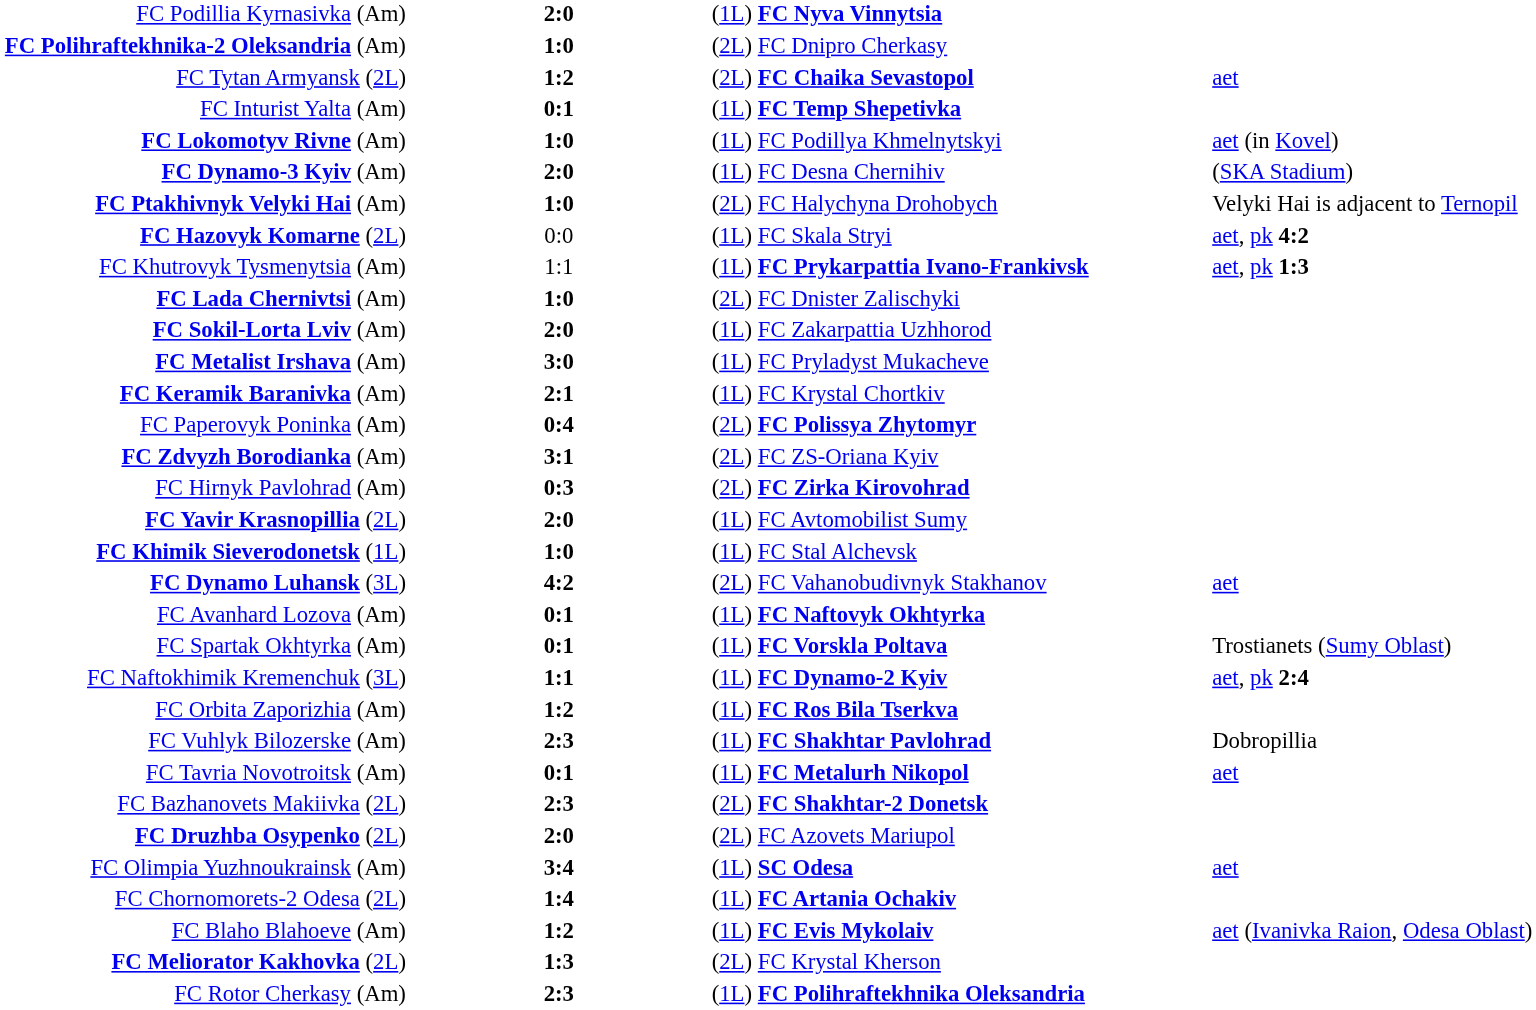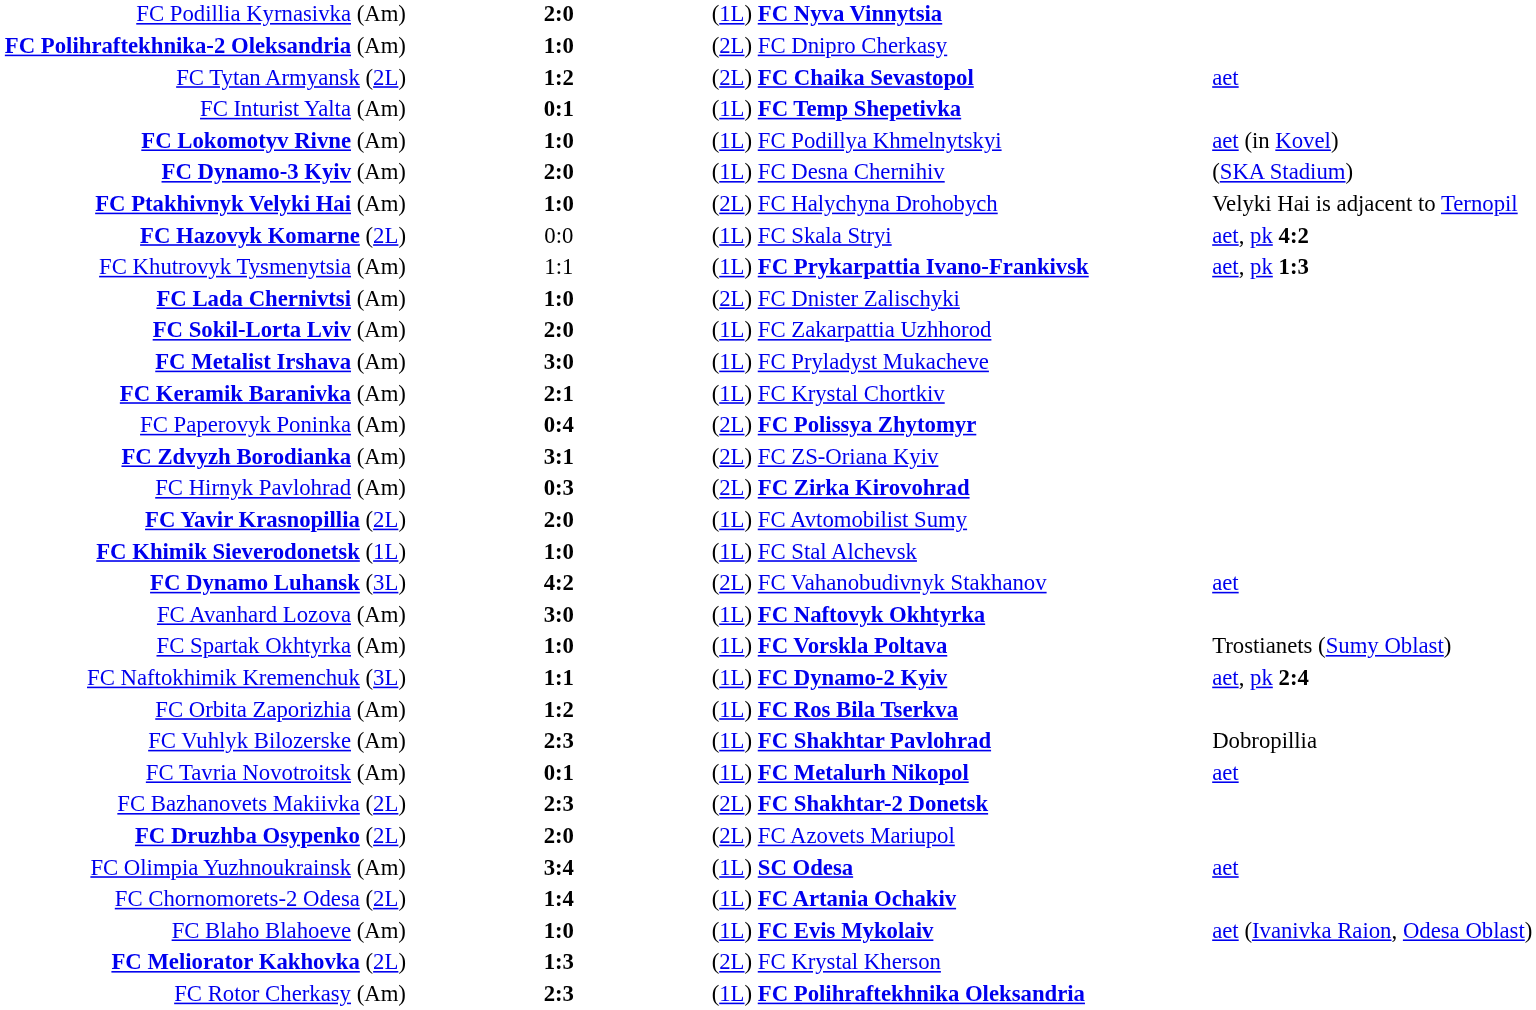(559, 614) 0:1 -> (559, 614) 3:0
(559, 646) 0:1 -> (559, 646) 1:0
(559, 930) 1:2 -> (559, 930) 1:0
